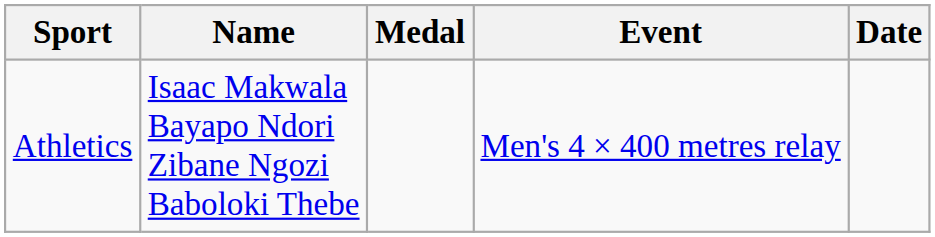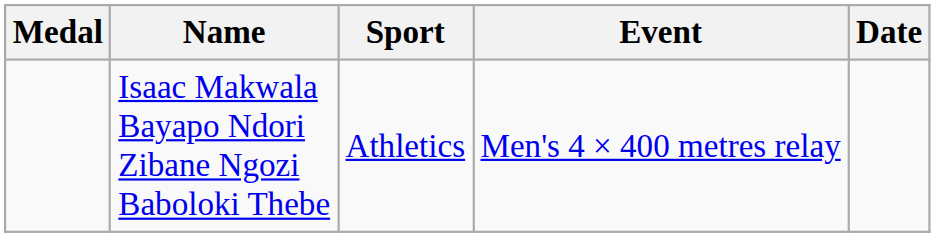columns swapped: (420, 32) <-> (73, 32)
